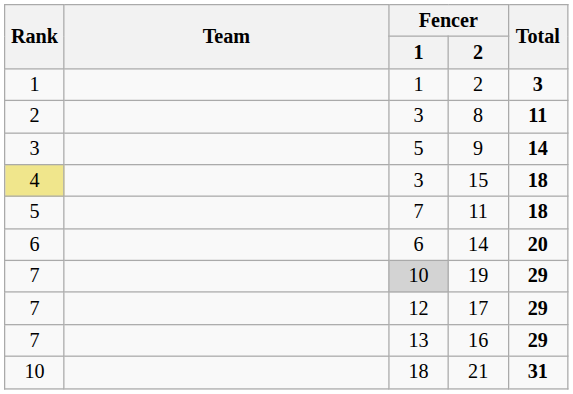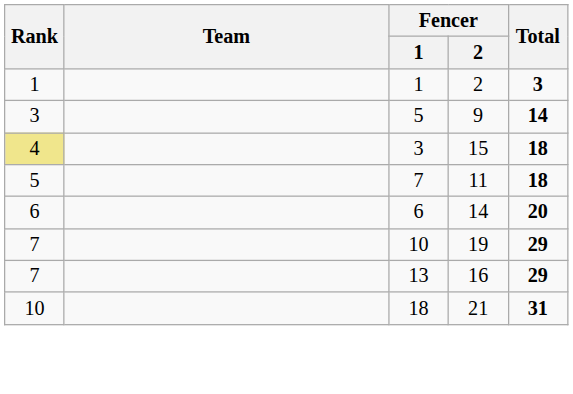- row: (478, 116)
(418, 276) lightgrey background -> (418, 244) no background
- row: (478, 308)
